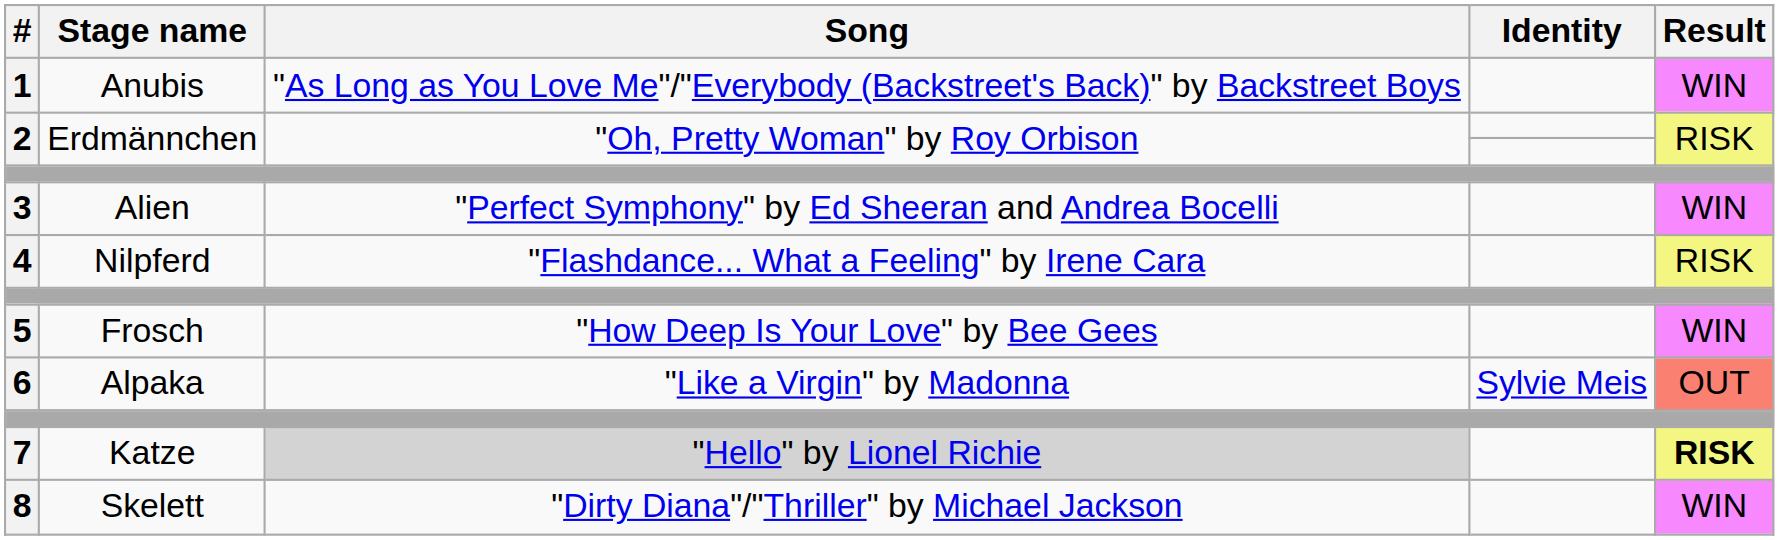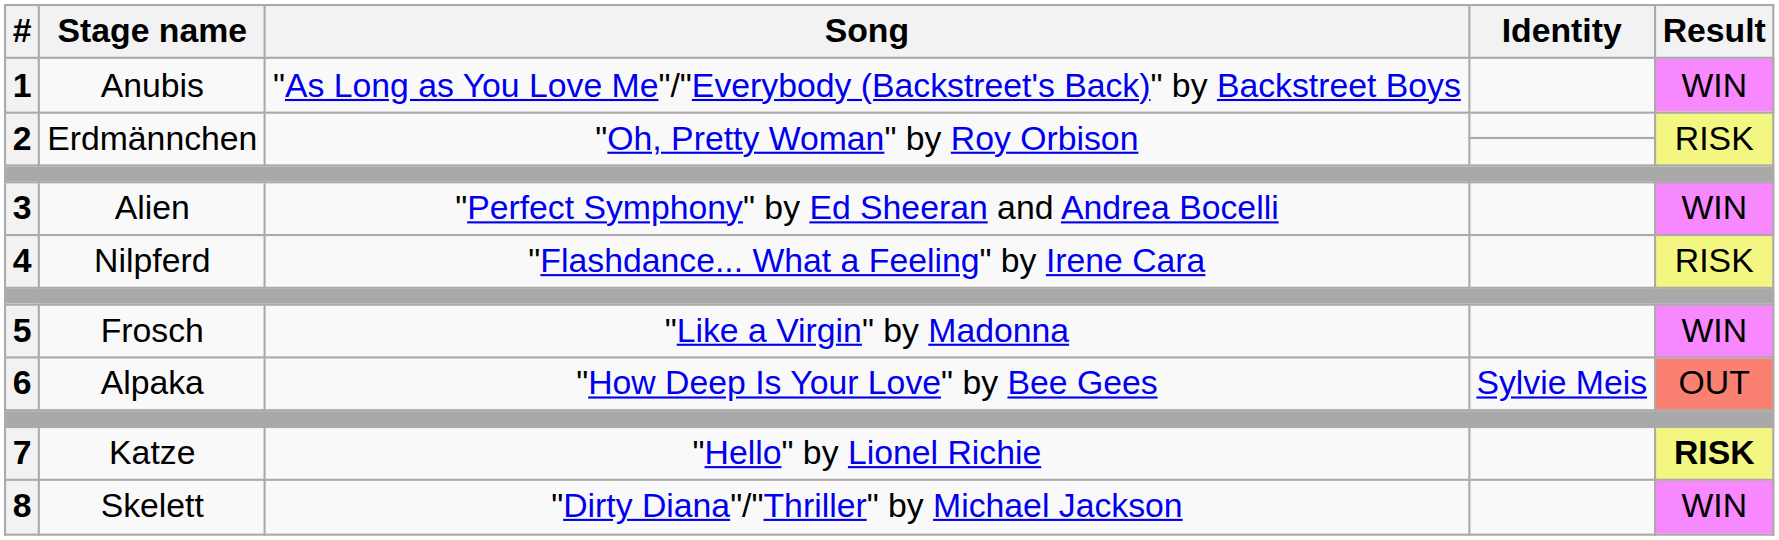(867, 330) "How Deep Is Your Love" by Bee Gees -> (867, 330) "Like a Virgin" by Madonna
(867, 383) "Like a Virgin" by Madonna -> (867, 383) "How Deep Is Your Love" by Bee Gees
(867, 452) lightgrey background -> (867, 452) no background
